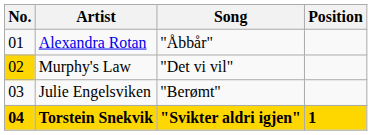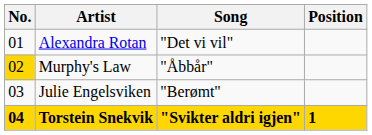(187, 42) "Åbbår" -> (197, 42) "Det vi vil"
(197, 67) "Det vi vil" -> (187, 67) "Åbbår"
